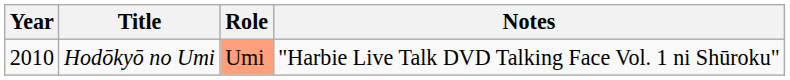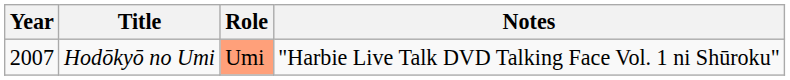(32, 57) 2010 -> (32, 57) 2007
